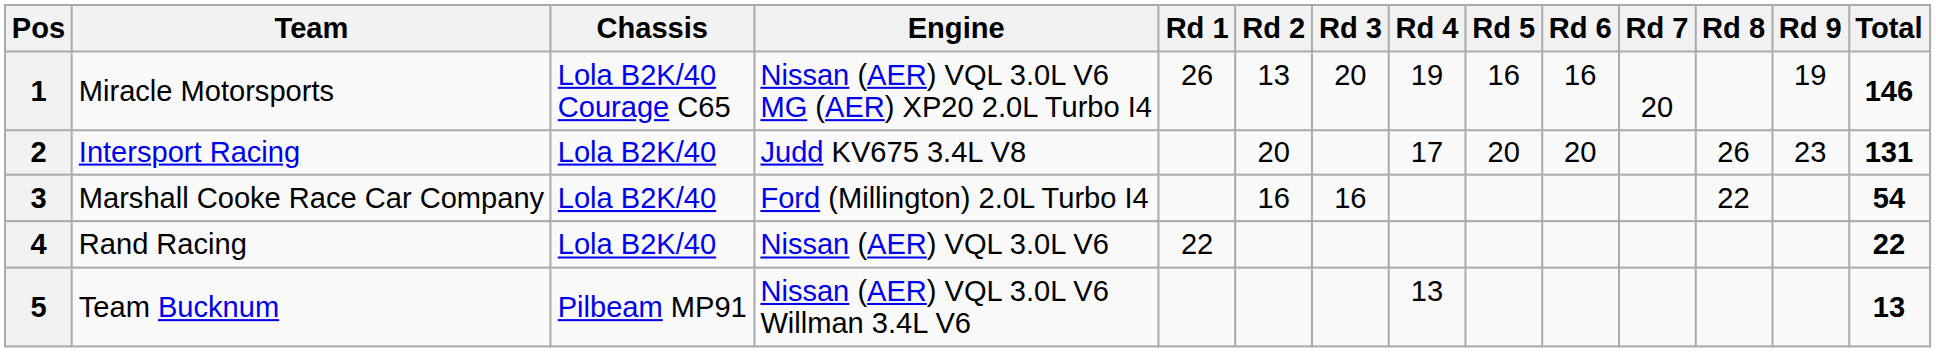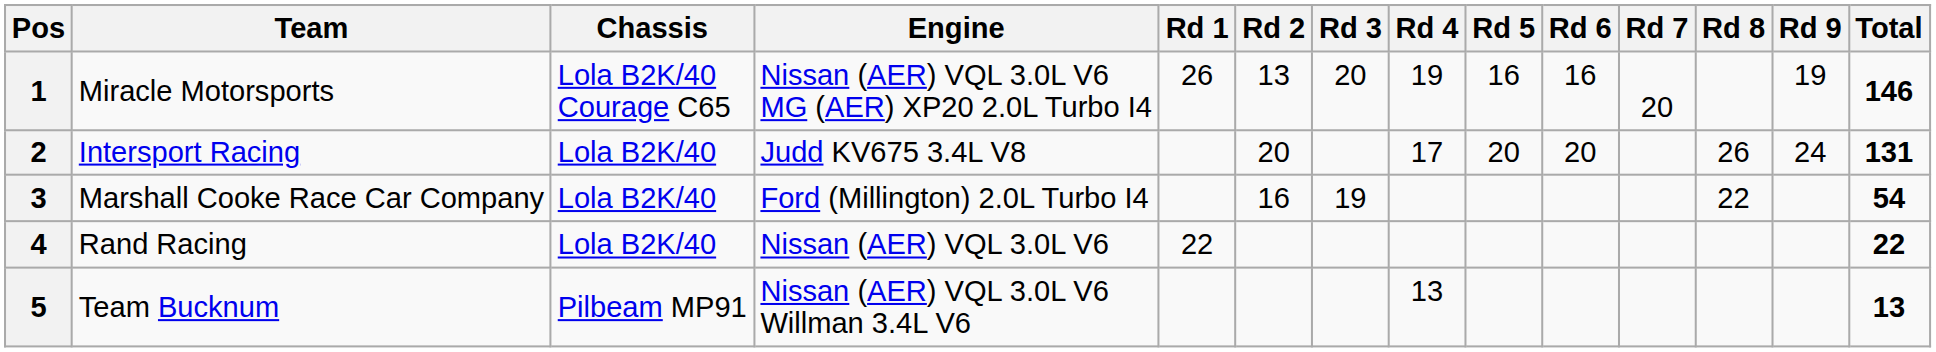(1810, 153) 23 -> (1810, 153) 24
(1350, 199) 16 -> (1350, 199) 19
